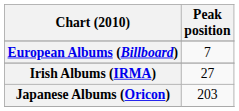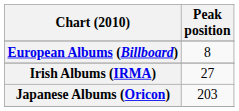(207, 52) 7 -> (207, 52) 8
